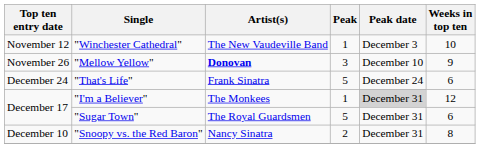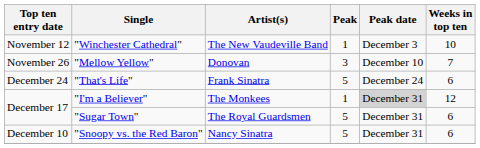(230, 62) bold -> (229, 62) normal
(450, 62) 9 -> (450, 62) 7
(345, 134) 2 -> (345, 134) 5
(450, 134) 8 -> (450, 134) 6
